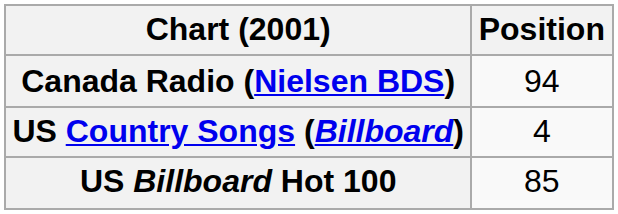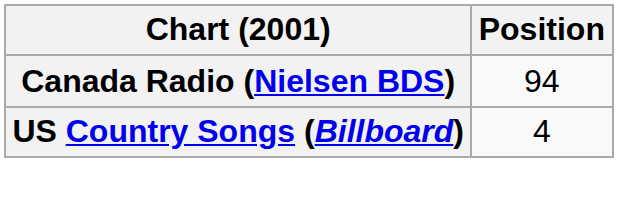- row: (238, 182)
